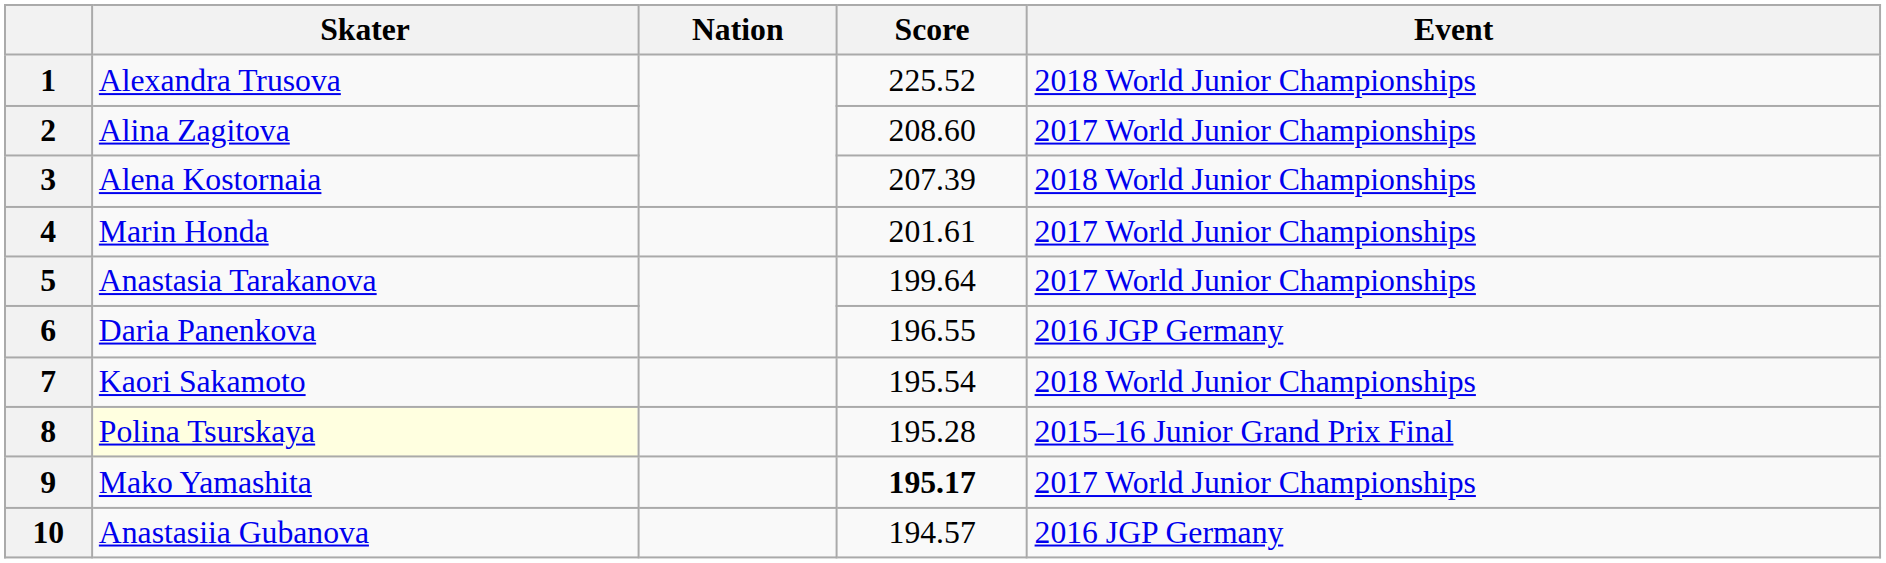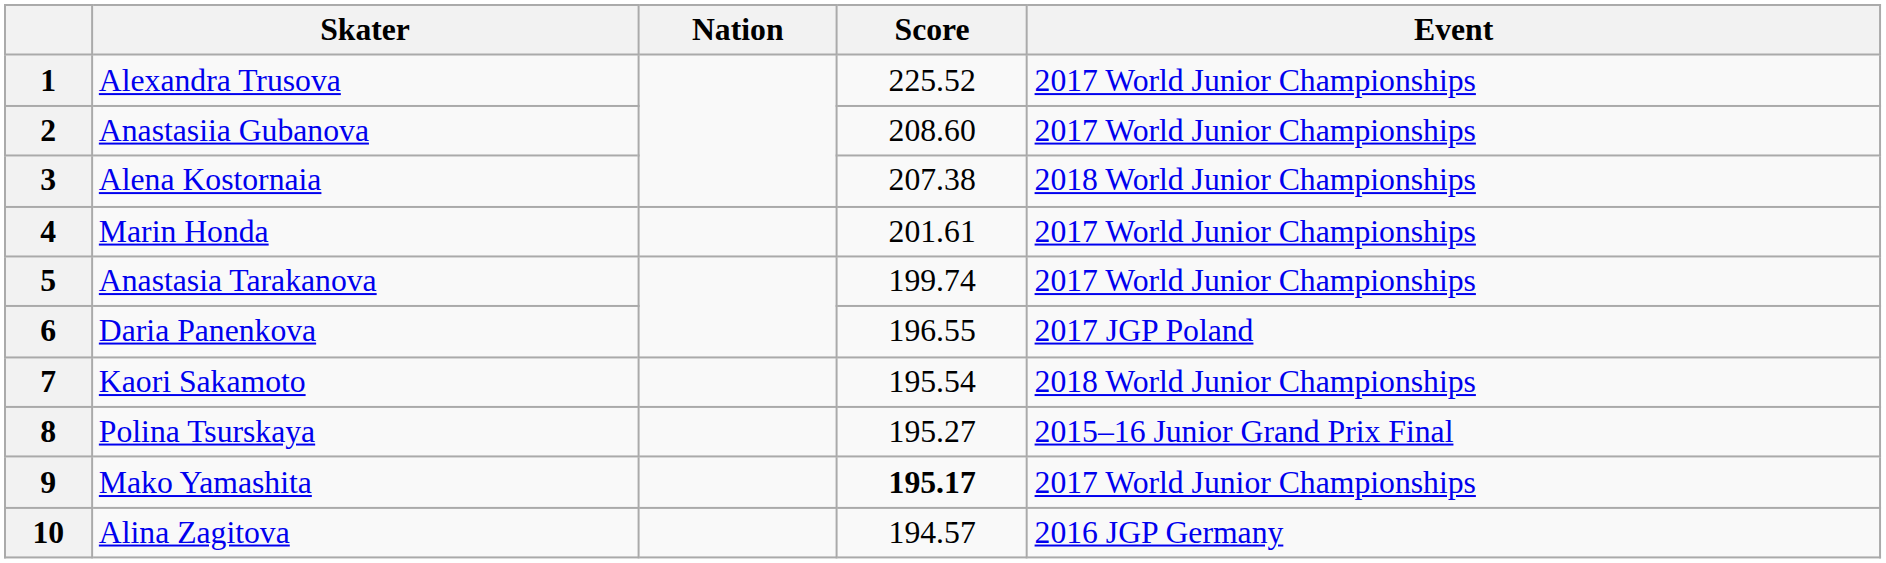(1255, 79) 2018 World Junior Championships -> (1255, 79) 2017 World Junior Championships
(194, 130) Alina Zagitova -> (234, 130) Anastasiia Gubanova
(932, 180) 207.39 -> (932, 180) 207.38
(932, 280) 199.64 -> (932, 280) 199.74
(1159, 331) 2016 JGP Germany -> (1144, 331) 2017 JGP Poland
(207, 431) lightyellow background -> (207, 431) no background
(932, 431) 195.28 -> (932, 431) 195.27
(234, 532) Anastasiia Gubanova -> (194, 532) Alina Zagitova
